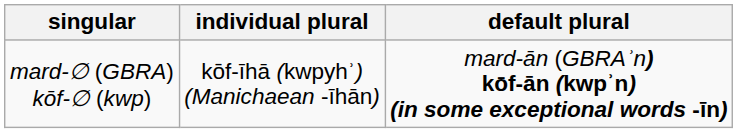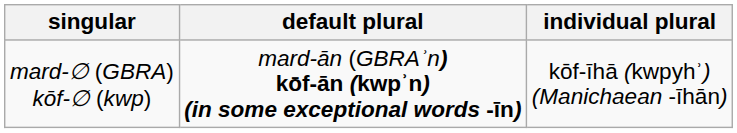columns swapped: (559, 22) <-> (282, 22)
